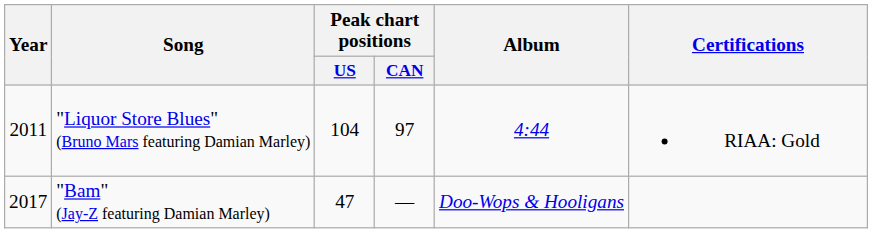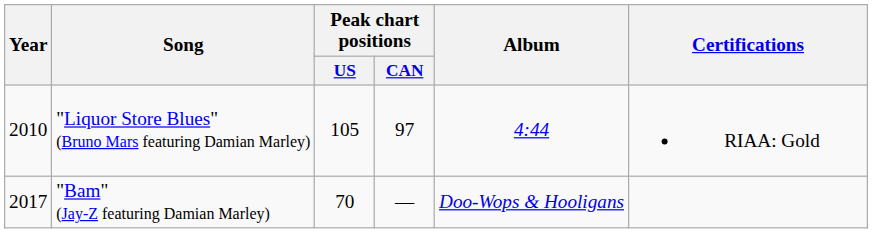(28, 130) 2011 -> (28, 130) 2010
(345, 130) 104 -> (345, 130) 105
(345, 201) 47 -> (345, 201) 70
